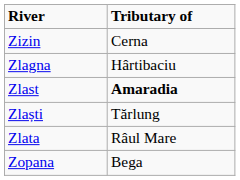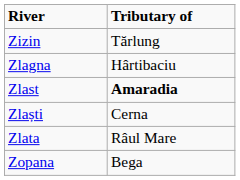(129, 41) Cerna -> (135, 41) Tărlung
(135, 114) Tărlung -> (129, 114) Cerna
